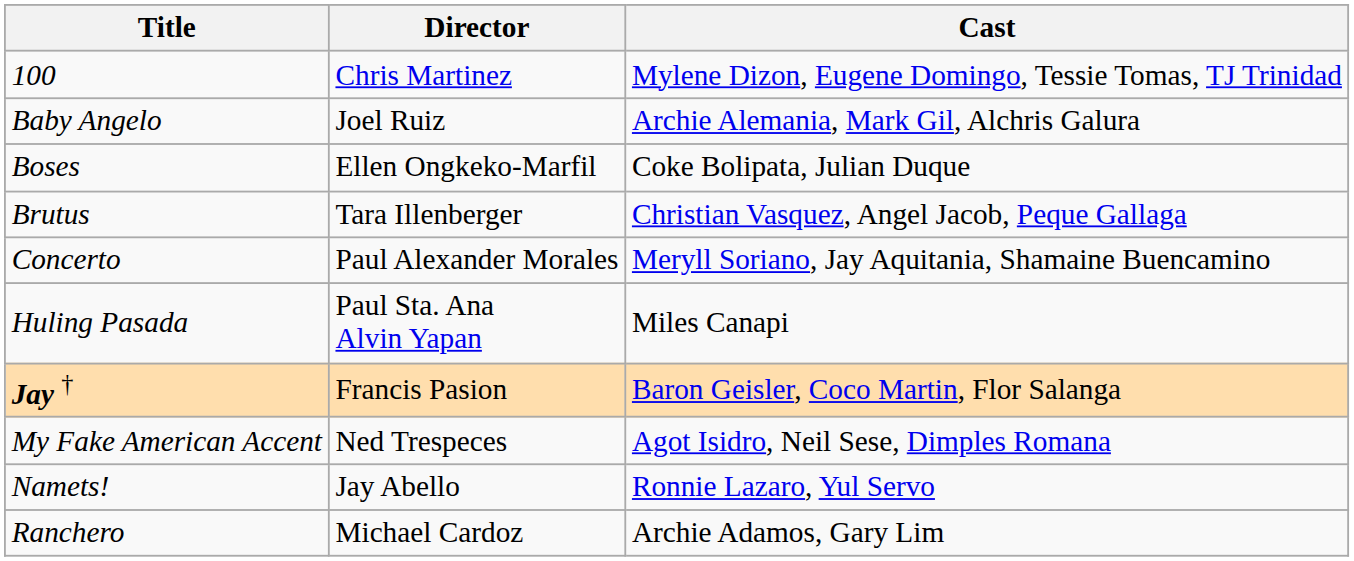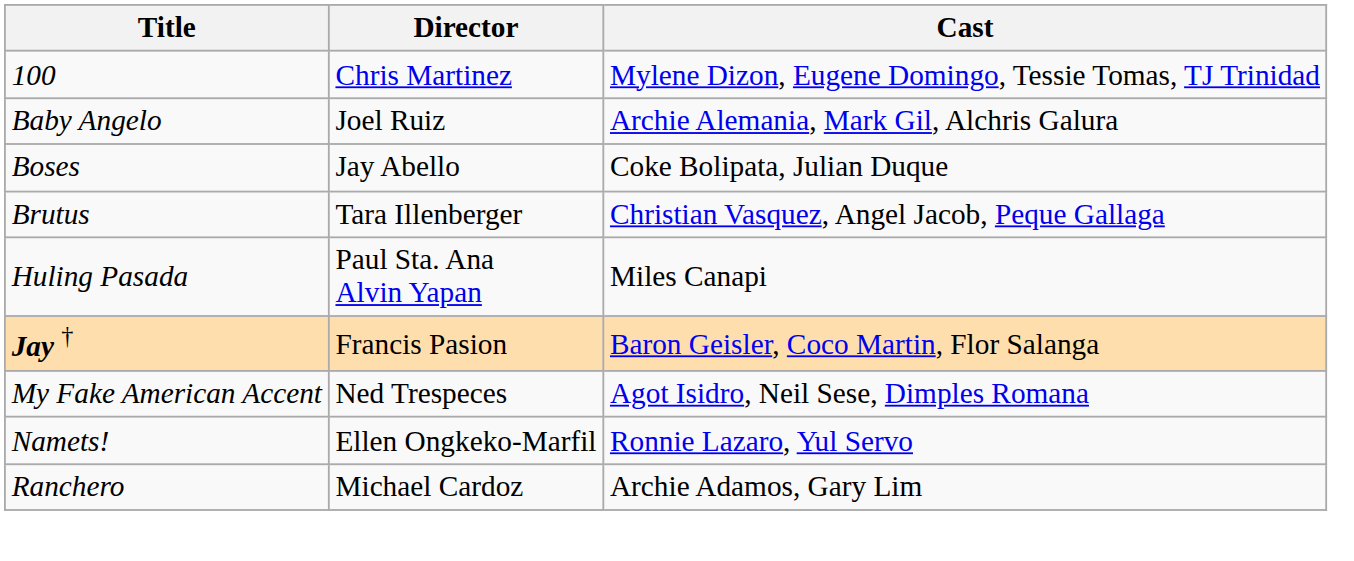(466, 167) Ellen Ongkeko-Marfil -> (398, 167) Jay Abello
- row: (66, 259)
(398, 486) Jay Abello -> (466, 440) Ellen Ongkeko-Marfil
